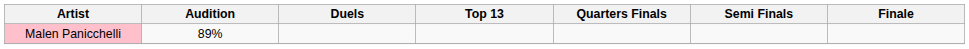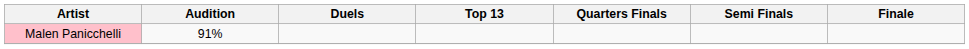(210, 33) 89% -> (210, 33) 91%
